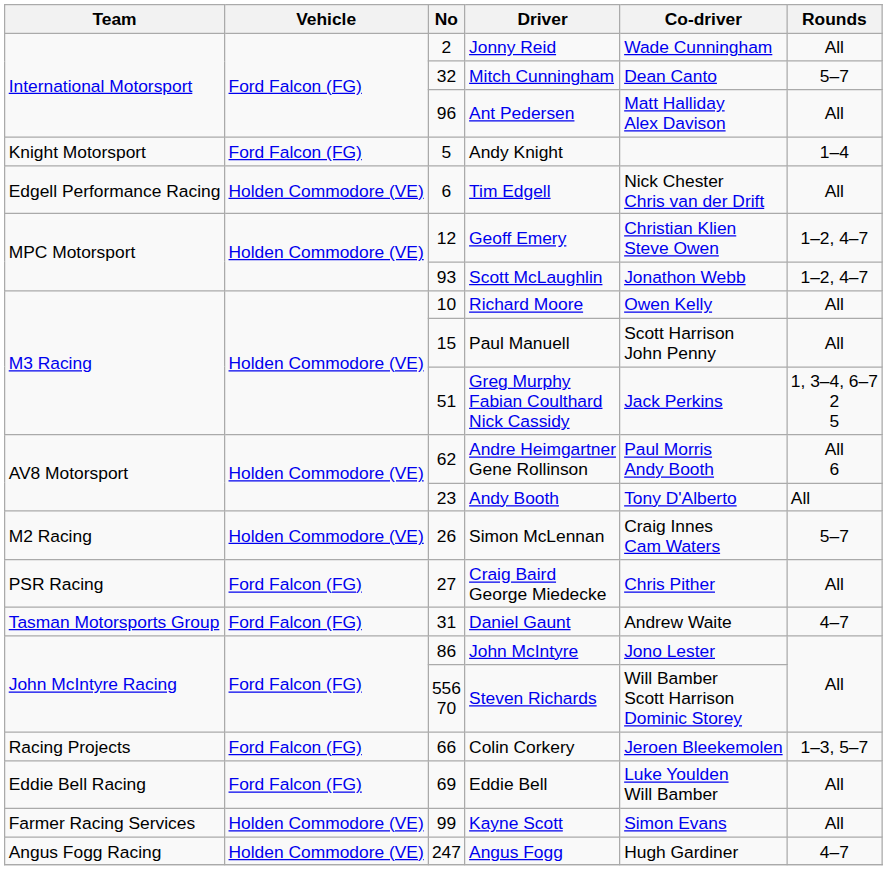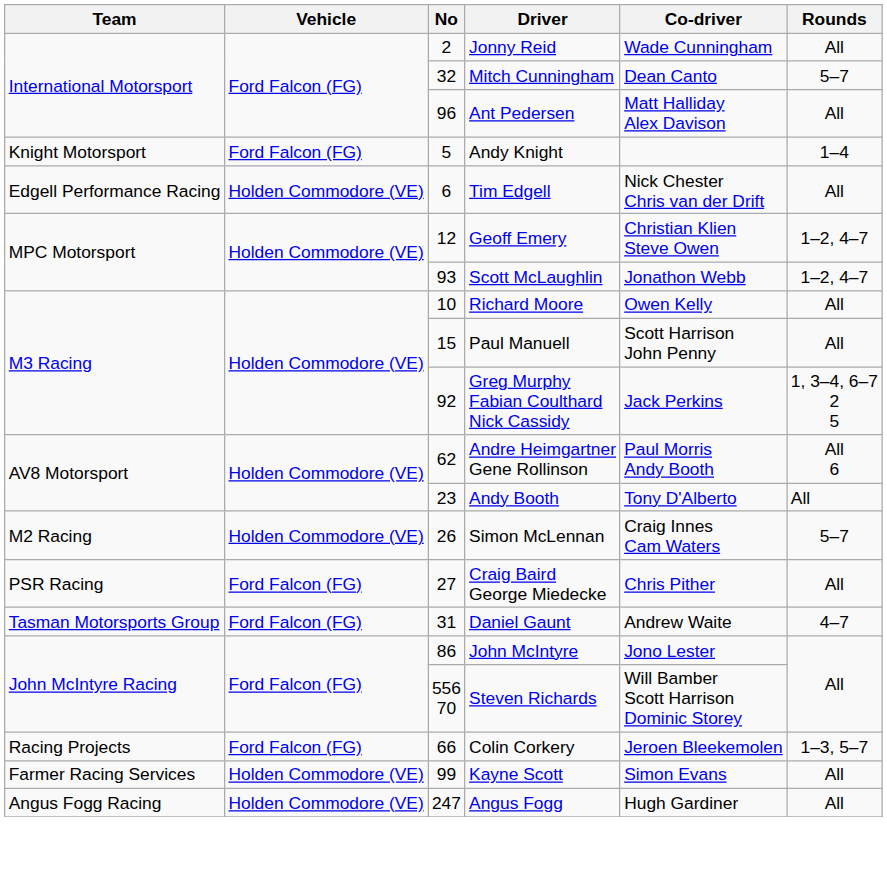(446, 401) 51 -> (446, 401) 92
- row: (508, 784)
(834, 851) 4–7 -> (834, 803) All
